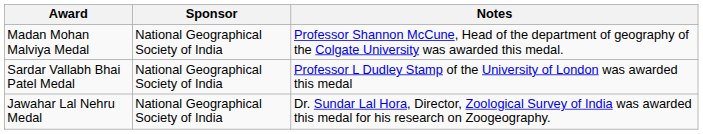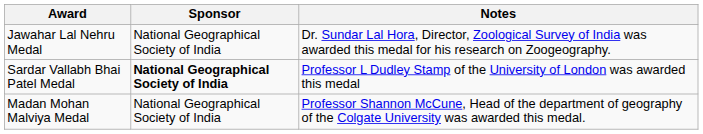rows swapped: (61, 111) <-> (48, 42)
(198, 76) normal -> (201, 76) bold
